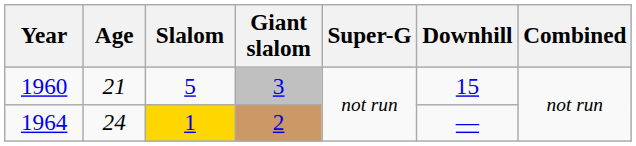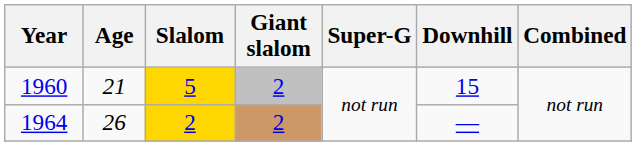(190, 85) no background -> (190, 85) gold background
(279, 85) 3 -> (279, 85) 2
(114, 122) 24 -> (114, 122) 26
(190, 122) 1 -> (190, 122) 2
